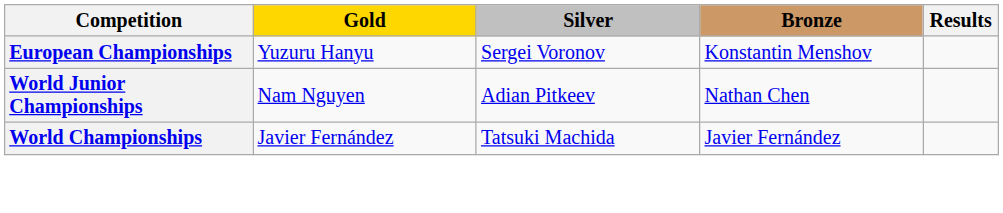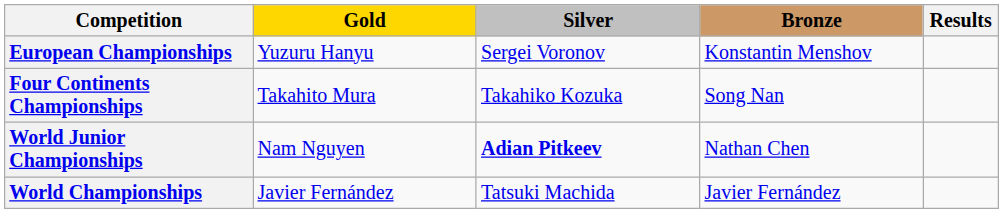+ row: (79, 95)
(538, 95) normal -> (541, 149) bold
